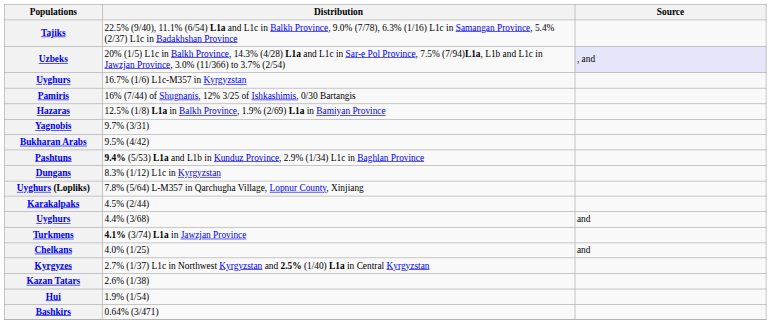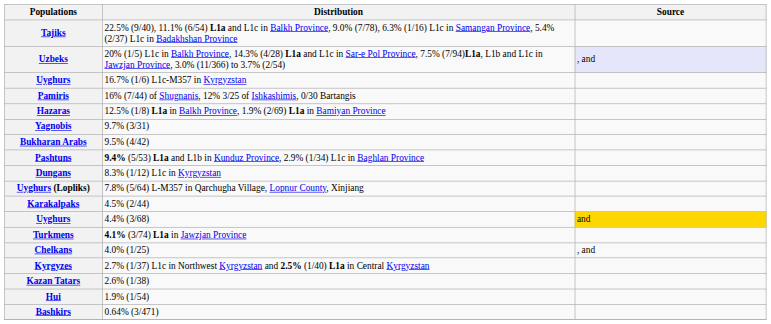(584, 219) no background -> (584, 219) gold background
(584, 250) and -> (586, 250) , and
